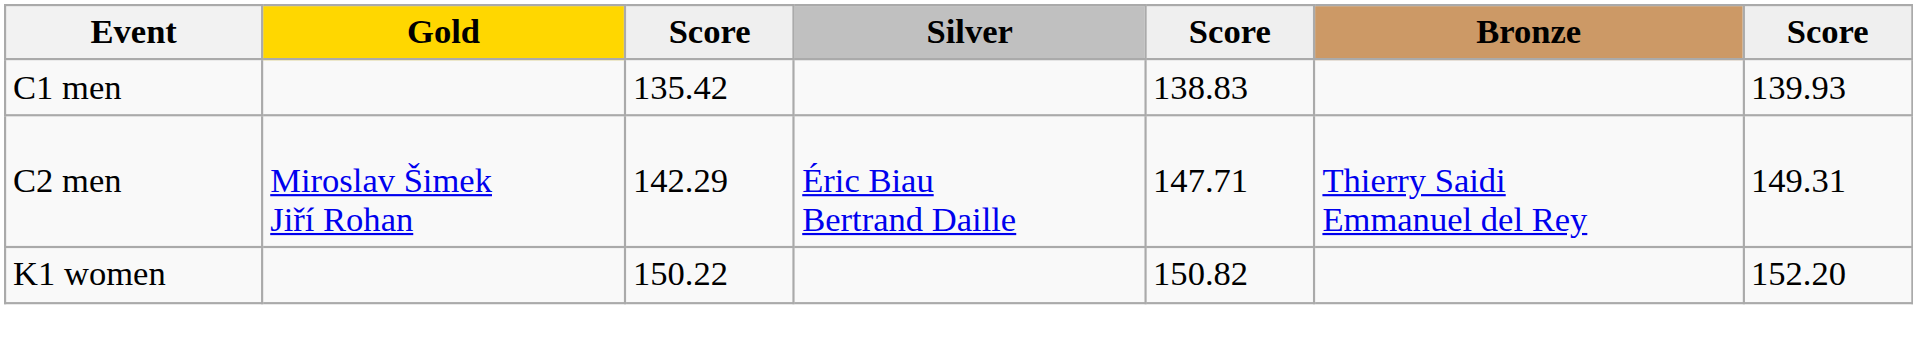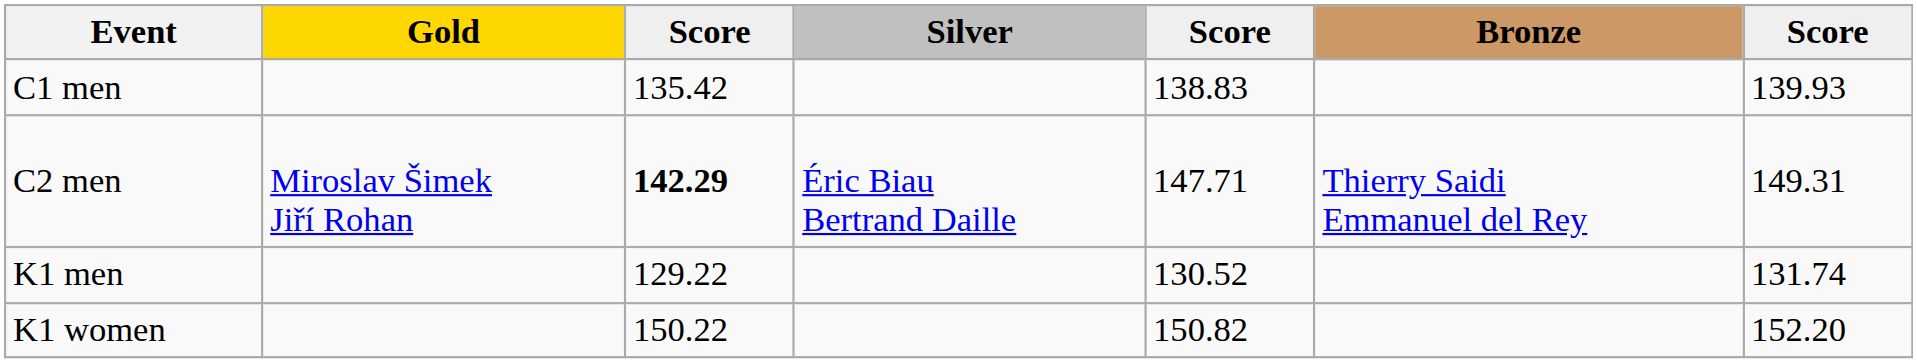(680, 180) normal -> (680, 180) bold
+ row: (68, 274)
